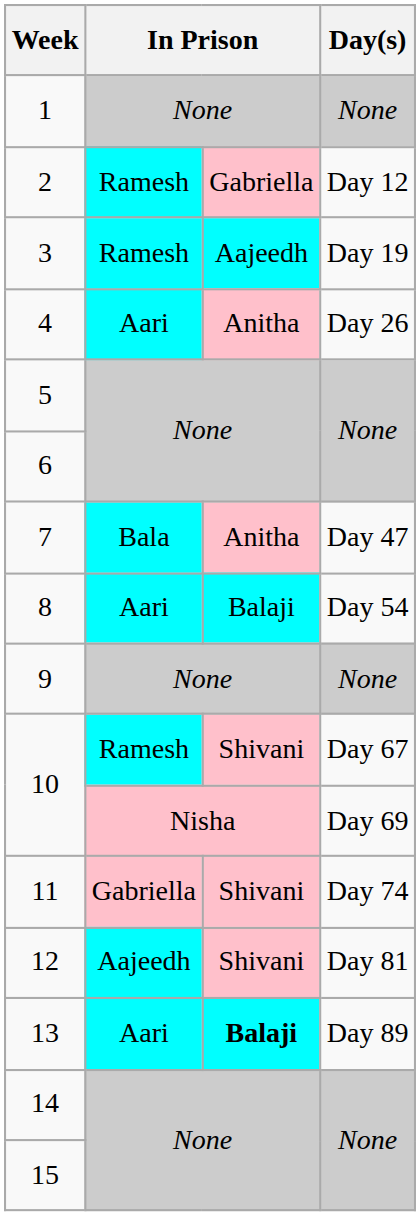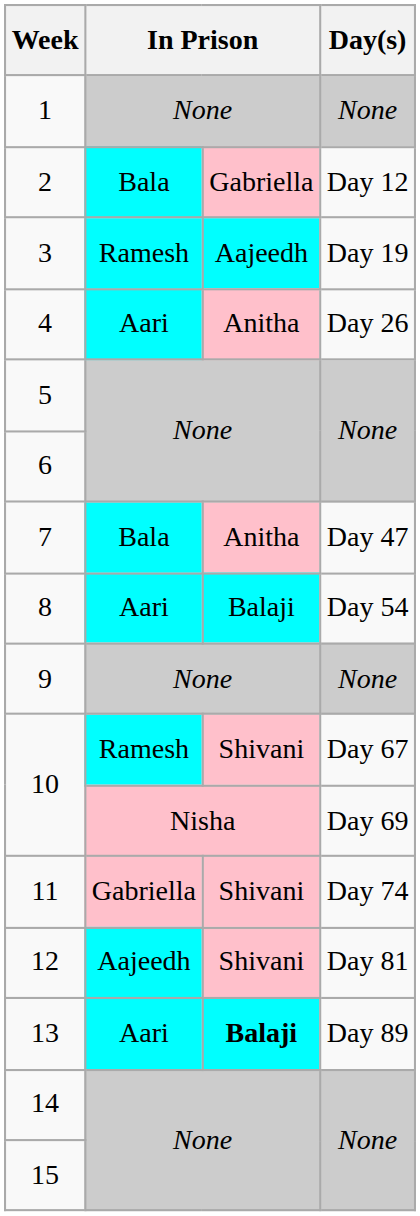(144, 181) Ramesh -> (144, 181) Bala
